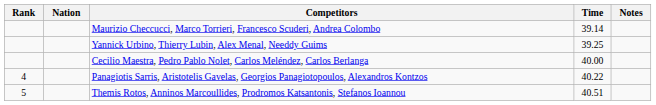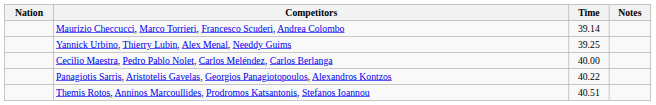- column: (24, 12)
